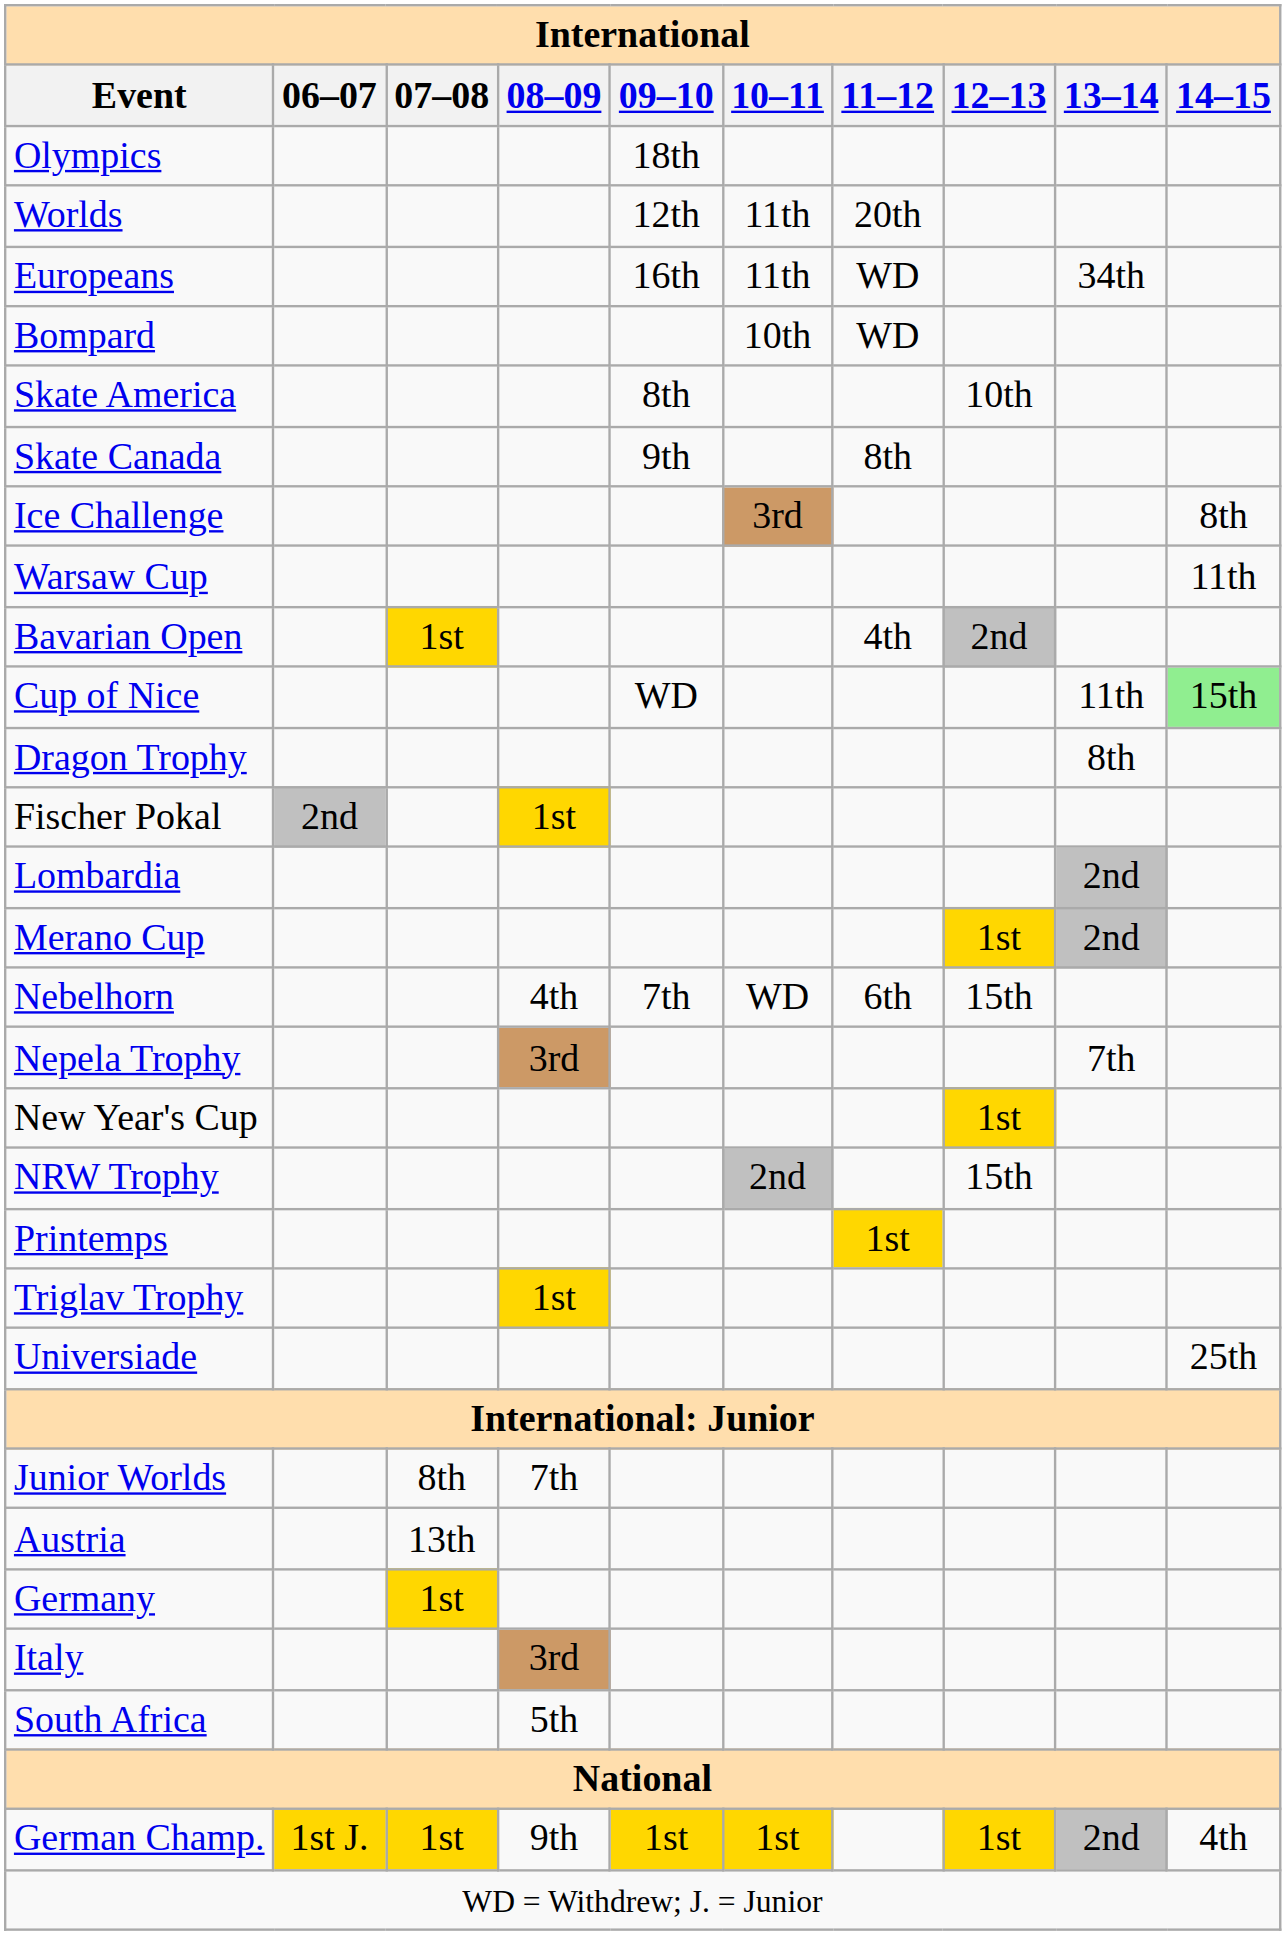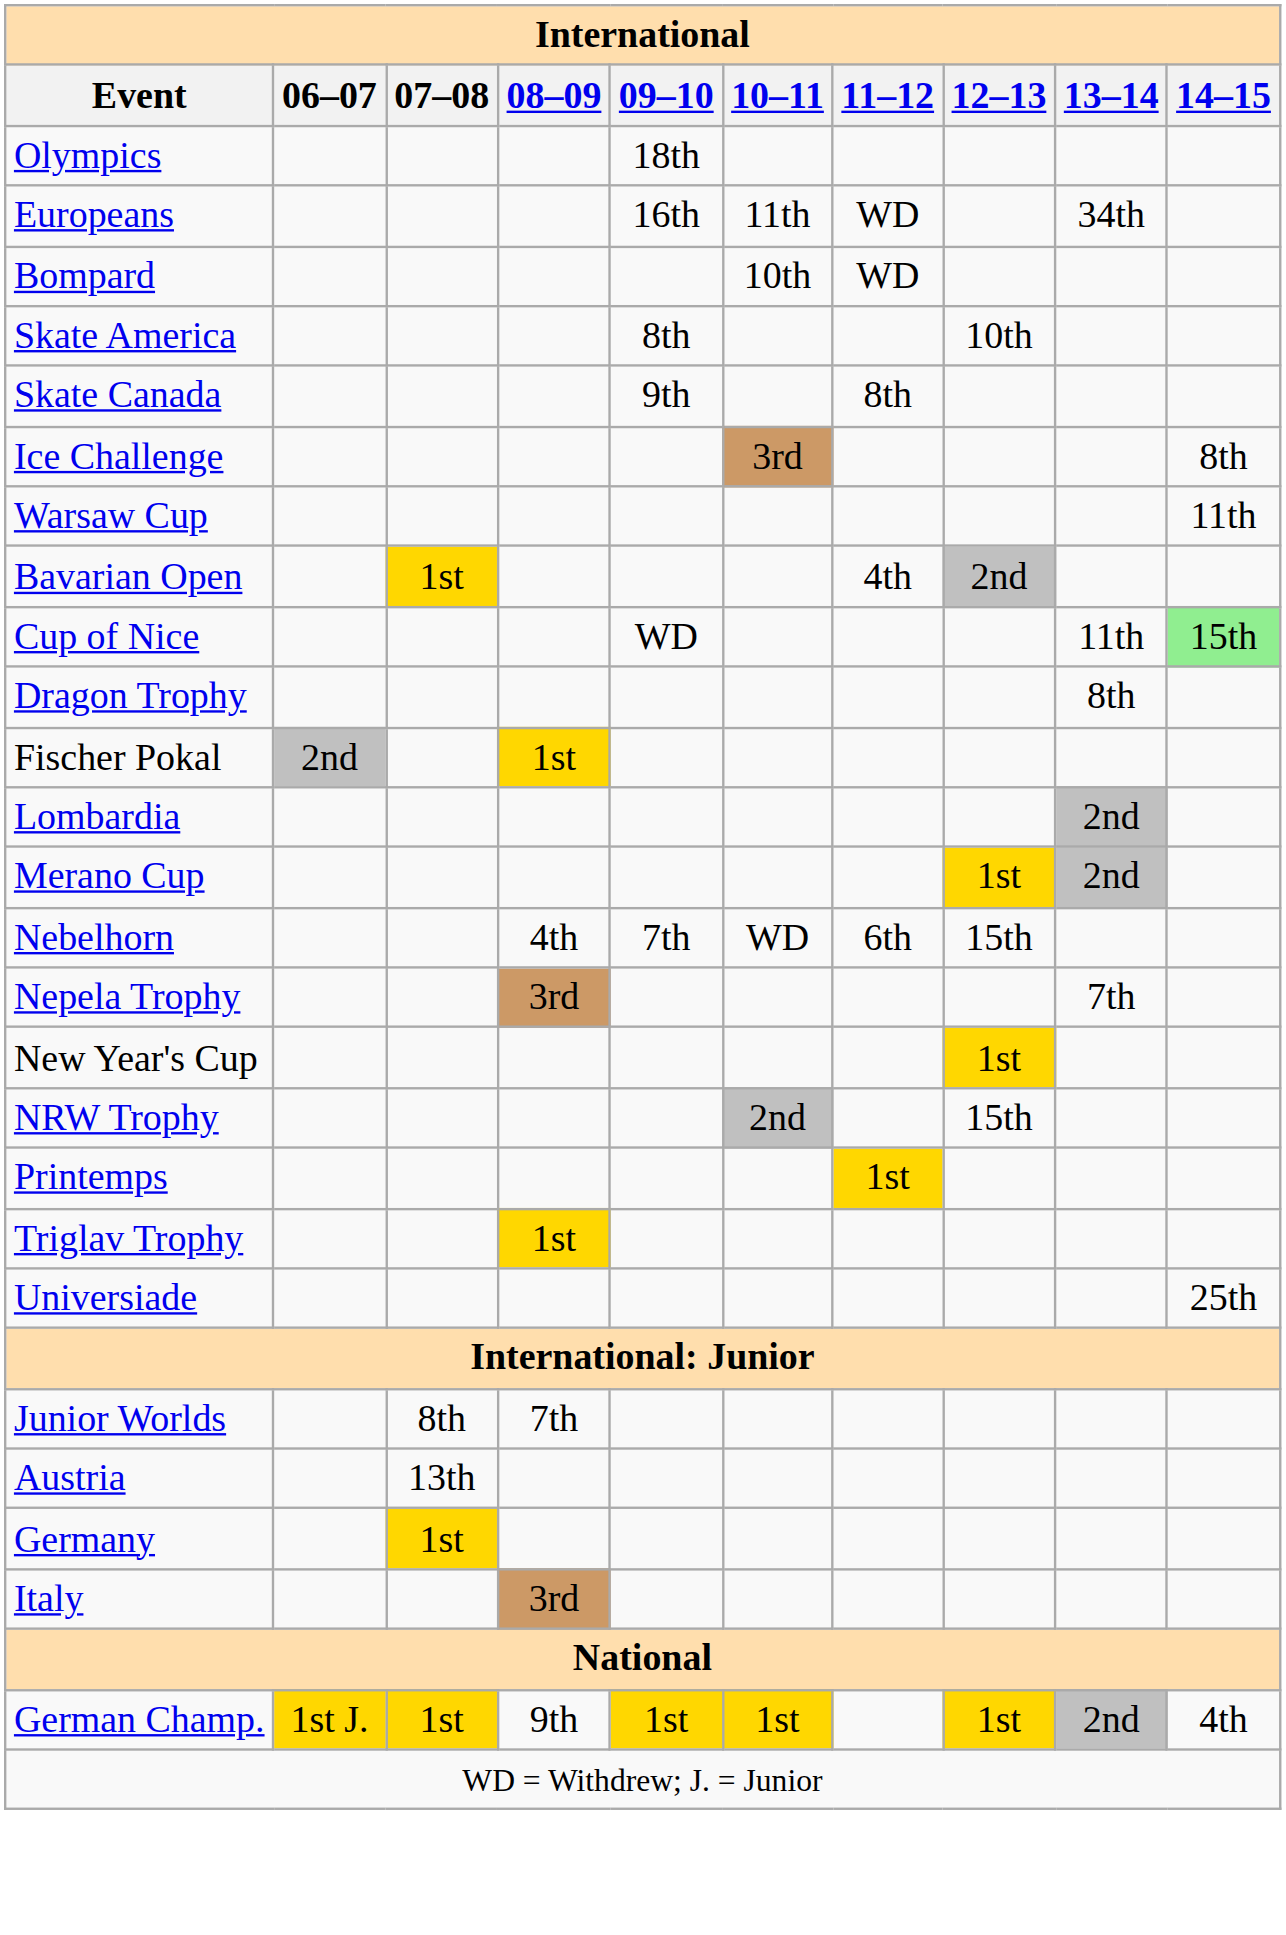- row: (68, 214)
- row: (110, 1718)
